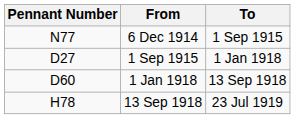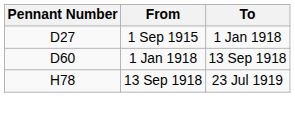- row: (163, 37)
